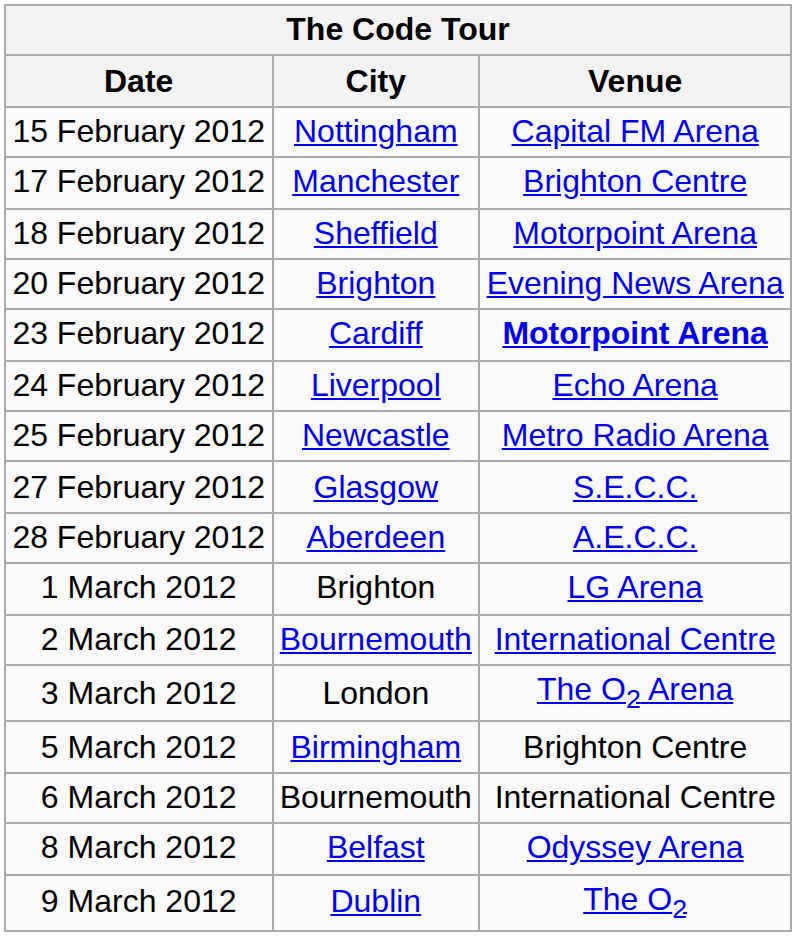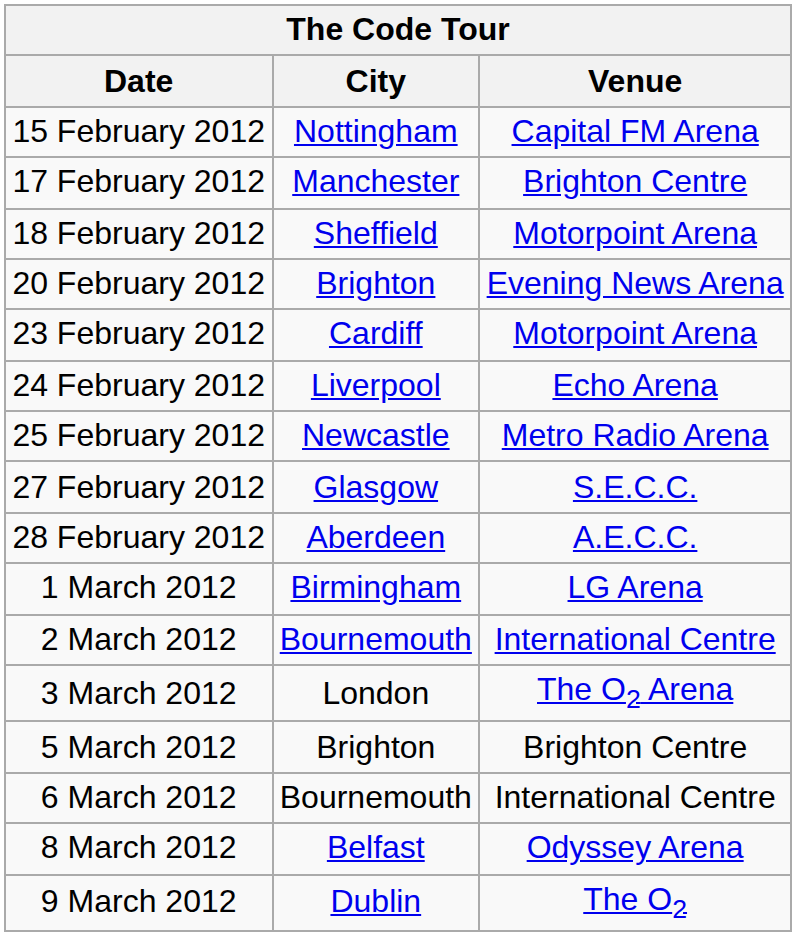(635, 334) bold -> (635, 334) normal
(376, 588) Brighton -> (376, 588) Birmingham
(376, 746) Birmingham -> (376, 746) Brighton
